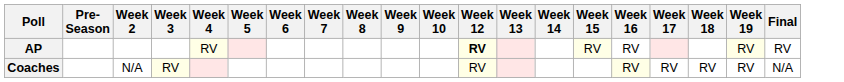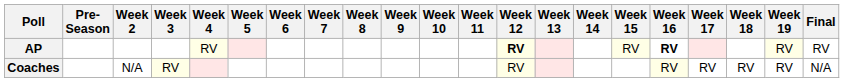+ column: (477, 22)
(631, 48) normal -> (669, 48) bold
